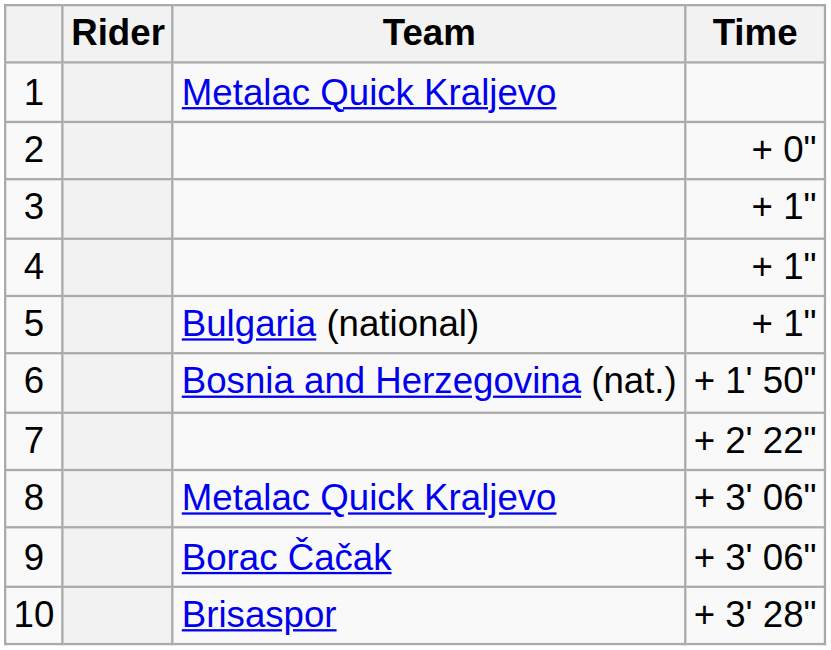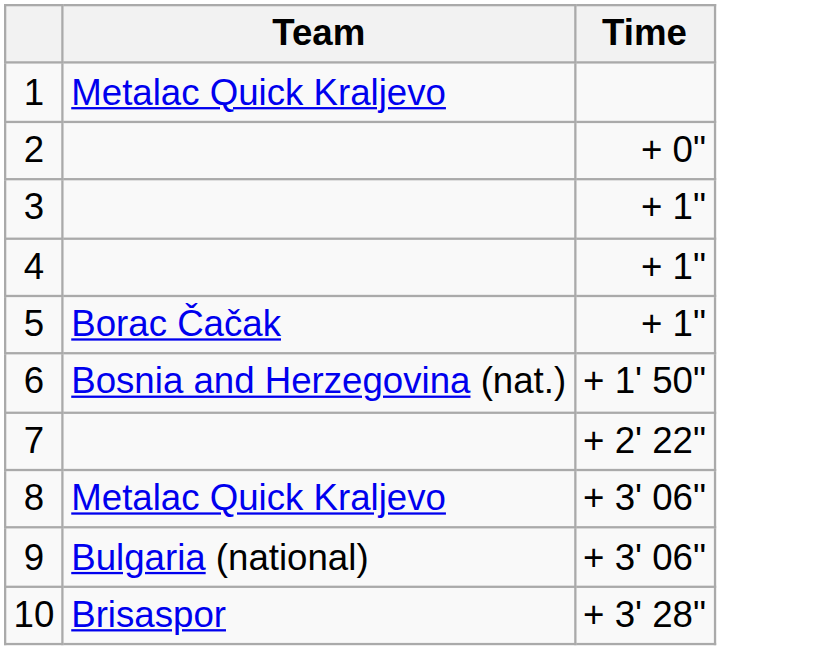- column: (118, 33)
(330, 324) Bulgaria (national) -> (176, 324) Borac Čačak
(287, 556) Borac Čačak -> (220, 556) Bulgaria (national)
